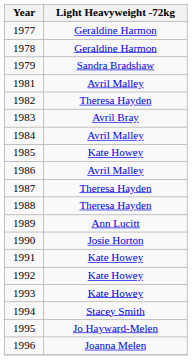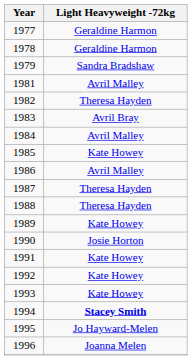(115, 223) Ann Lucitt -> (115, 223) Kate Howey
(115, 310) normal -> (115, 310) bold
